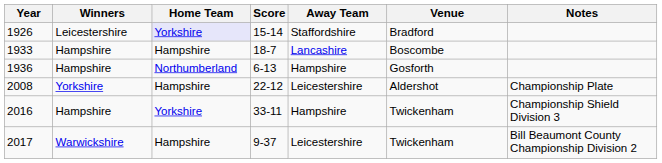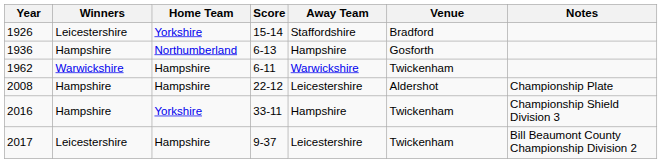(178, 31) lavender background -> (178, 31) no background
- row: (20, 50)
+ row: (20, 68)
(79, 86) Yorkshire -> (83, 86) Hampshire
(90, 142) Warwickshire -> (91, 142) Leicestershire
